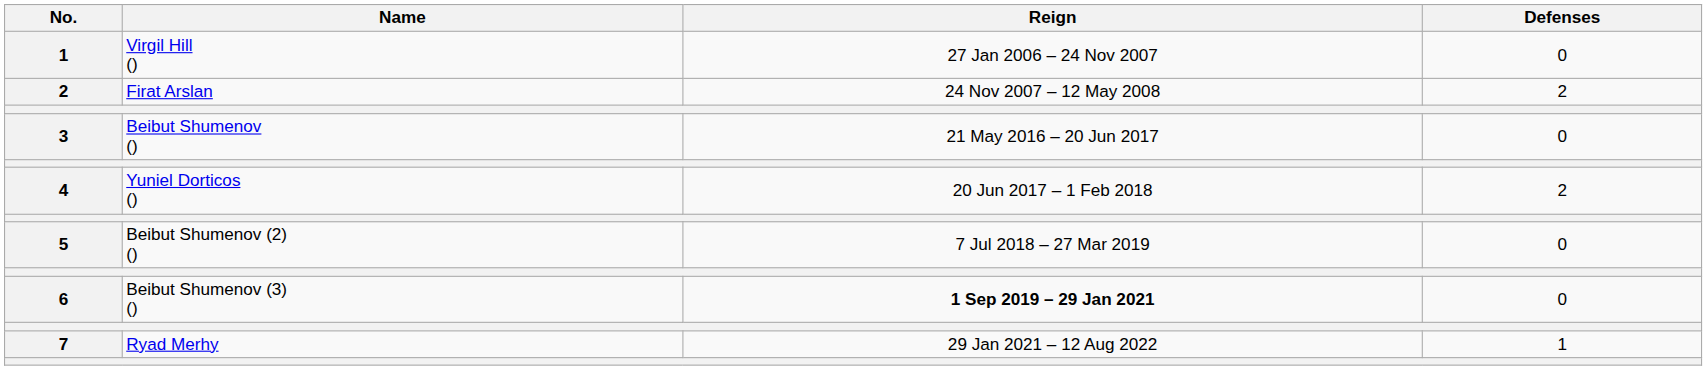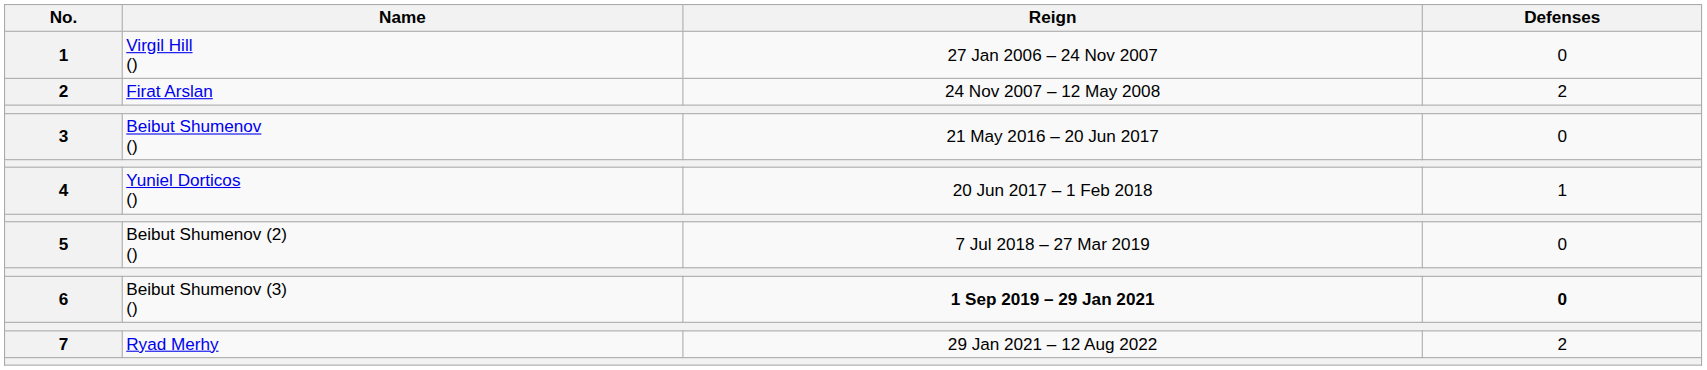(1562, 190) 2 -> (1562, 190) 1
(1562, 299) normal -> (1562, 299) bold
(1562, 343) 1 -> (1562, 343) 2
